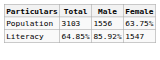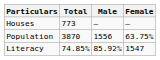+ row: (20, 23)
(71, 23) 3103 -> (71, 36) 3870
(76, 36) 64.85% -> (76, 49) 74.85%
